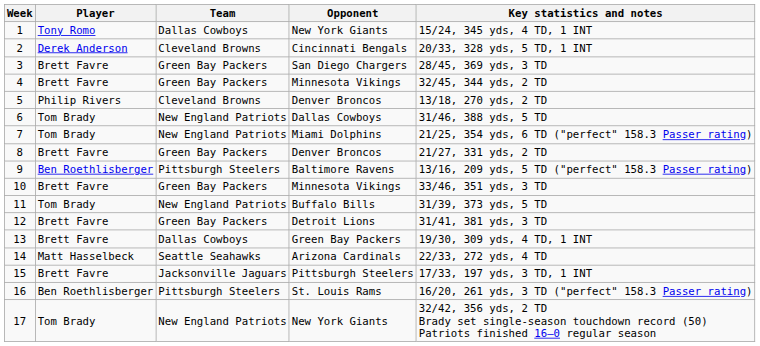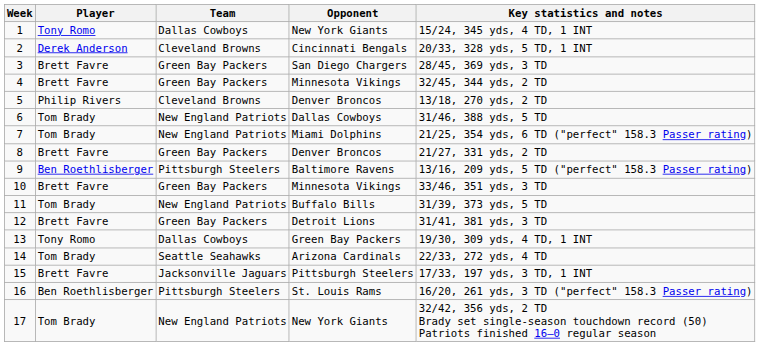(73, 239) Brett Favre -> (67, 239) Tony Romo
(86, 256) Matt Hasselbeck -> (67, 256) Tom Brady
